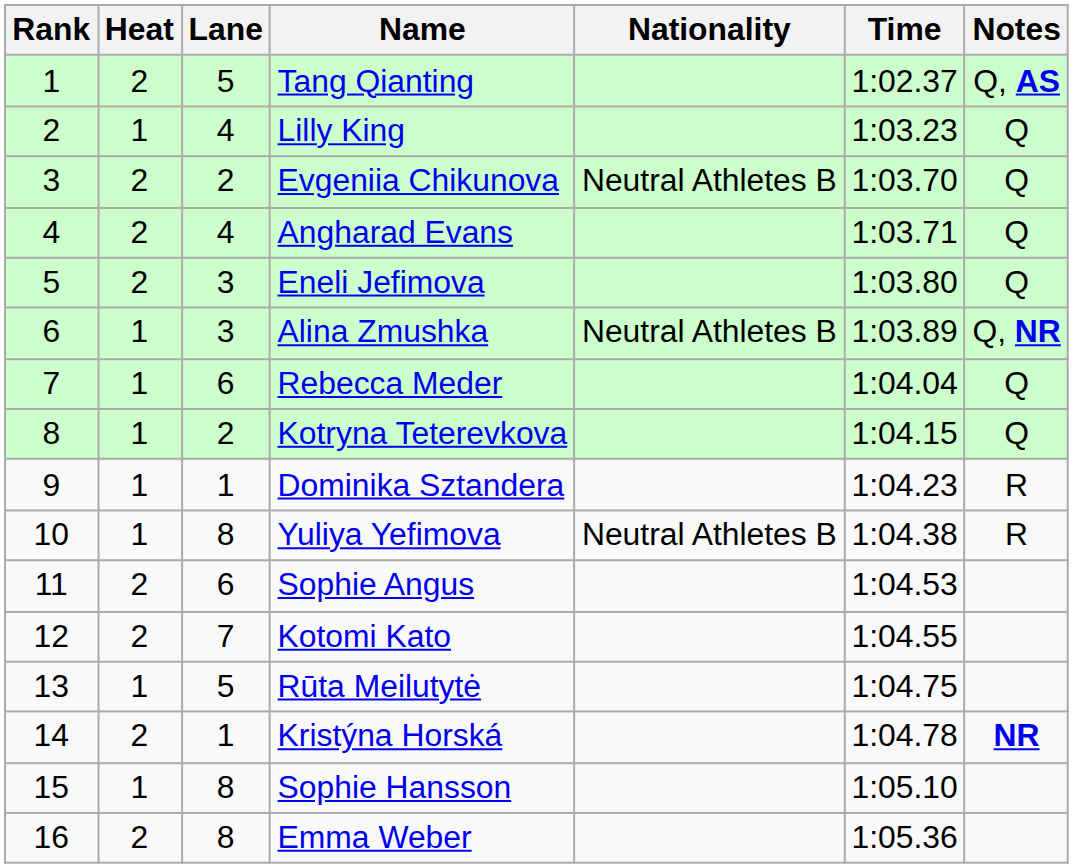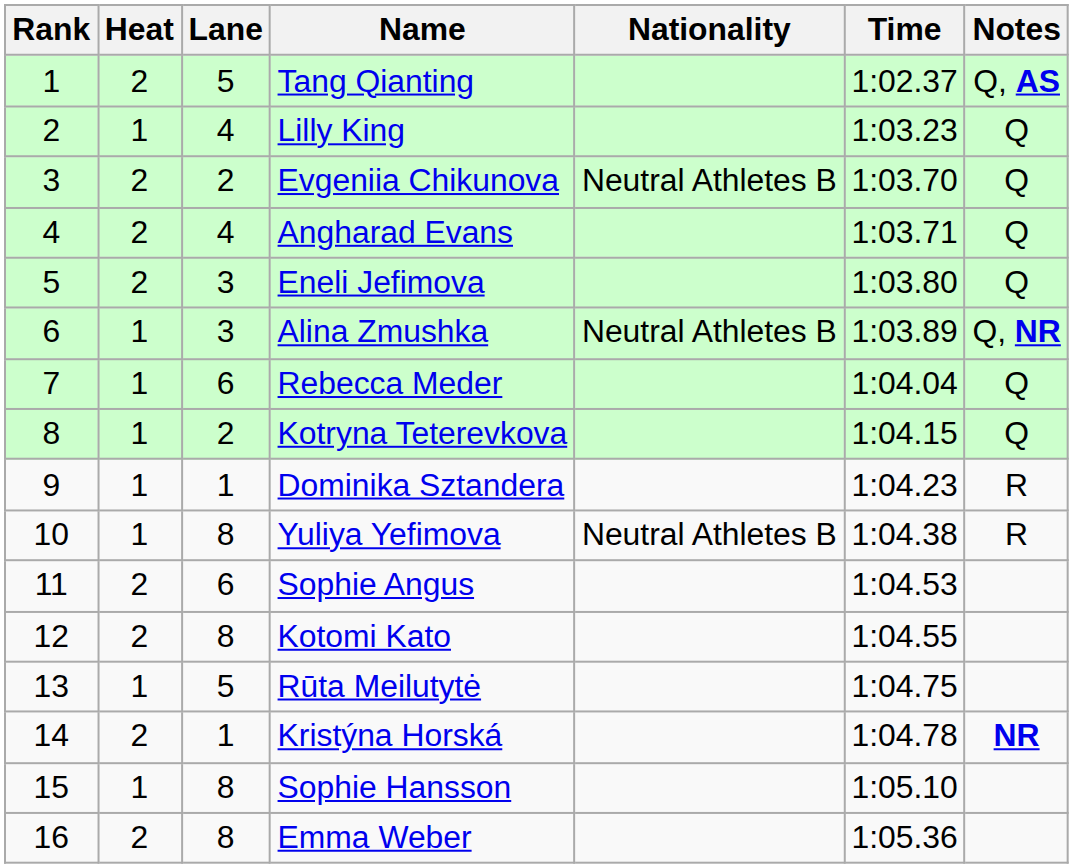(226, 635) 7 -> (226, 635) 8
